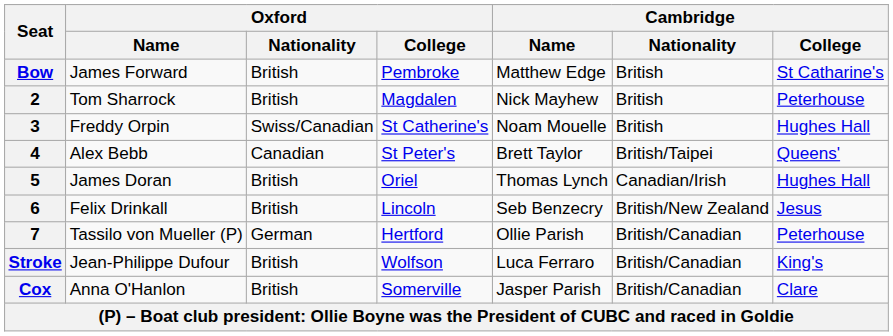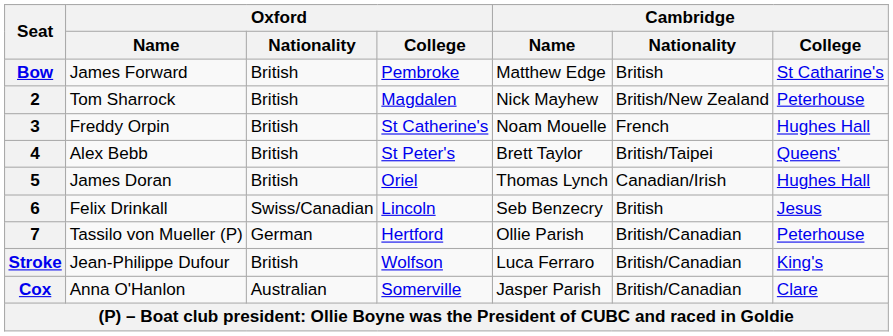(640, 99) British -> (692, 99) British/New Zealand
(312, 126) Swiss/Canadian -> (274, 126) British
(640, 126) British -> (642, 126) French
(287, 153) Canadian -> (274, 153) British
(274, 208) British -> (312, 208) Swiss/Canadian
(692, 208) British/New Zealand -> (640, 208) British
(274, 289) British -> (289, 289) Australian
